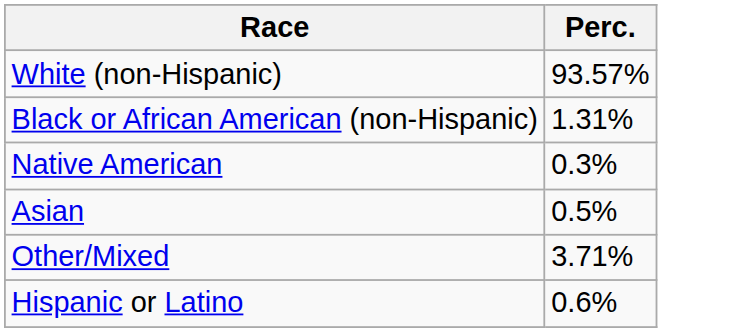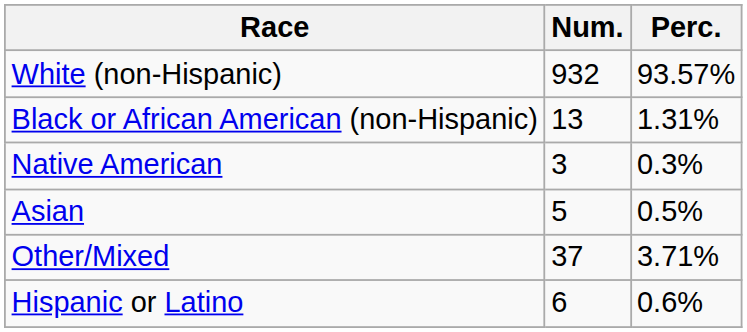+ column: (587, 27)
